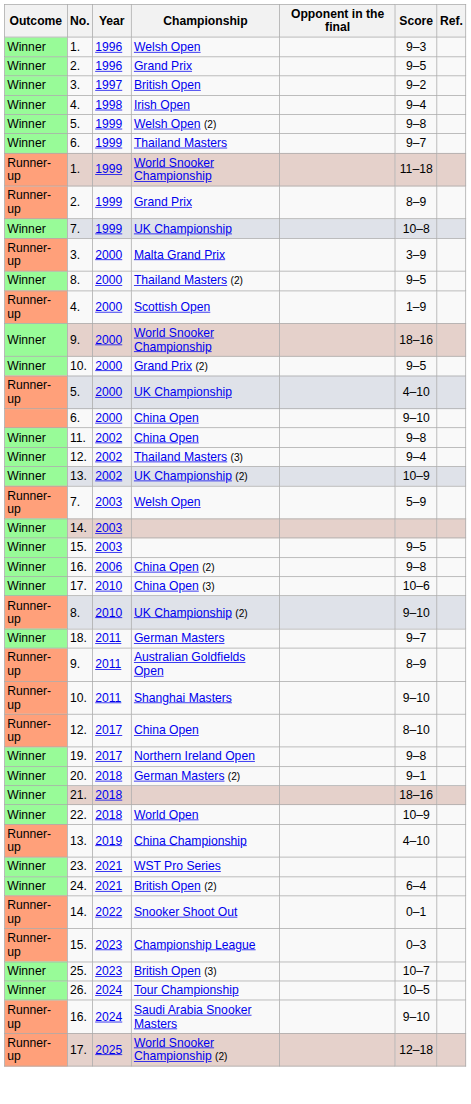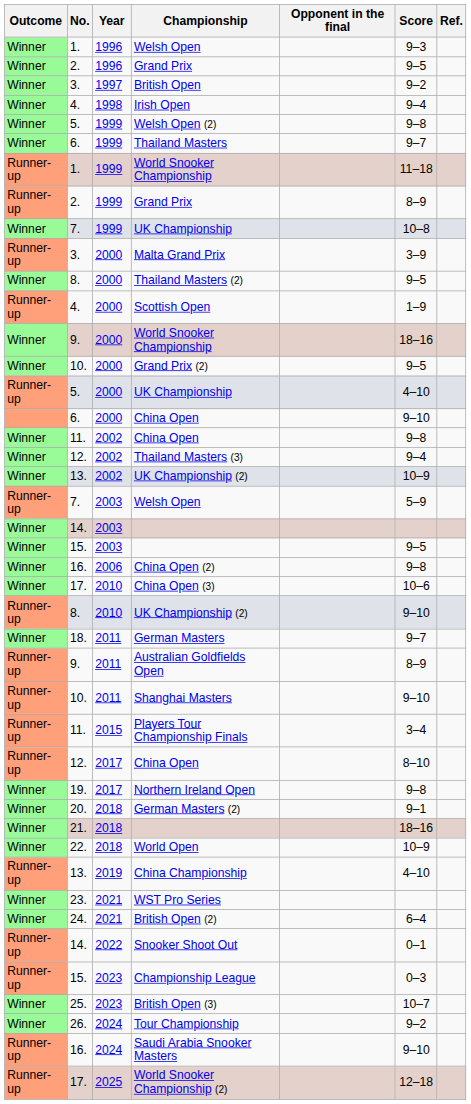+ row: (78, 730)
(416, 990) 10–5 -> (416, 1023) 9–2
